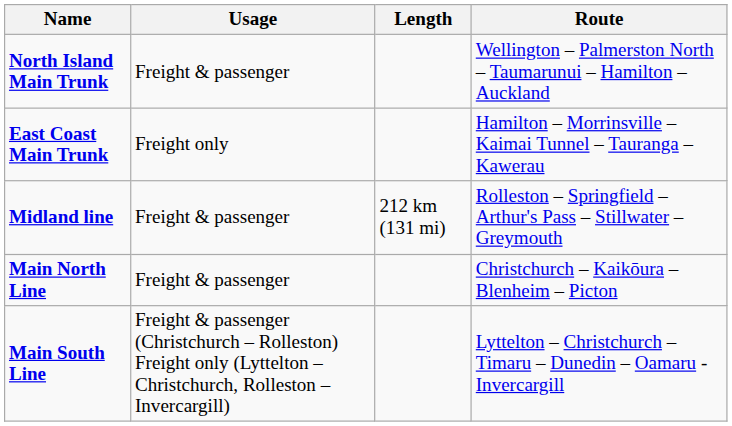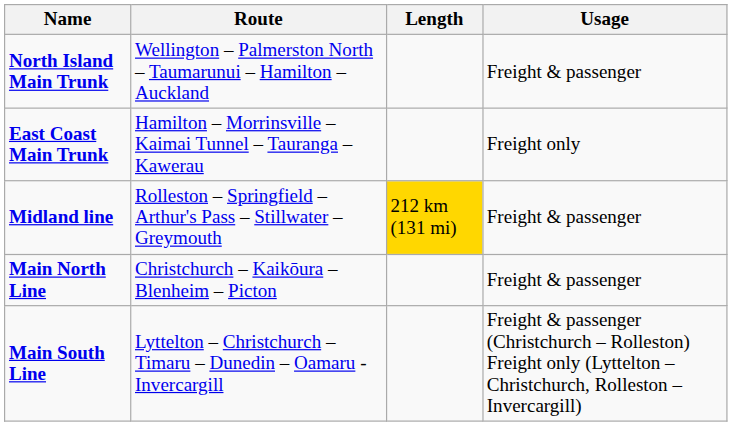columns swapped: (599, 19) <-> (253, 19)
(413, 217) no background -> (424, 217) gold background
